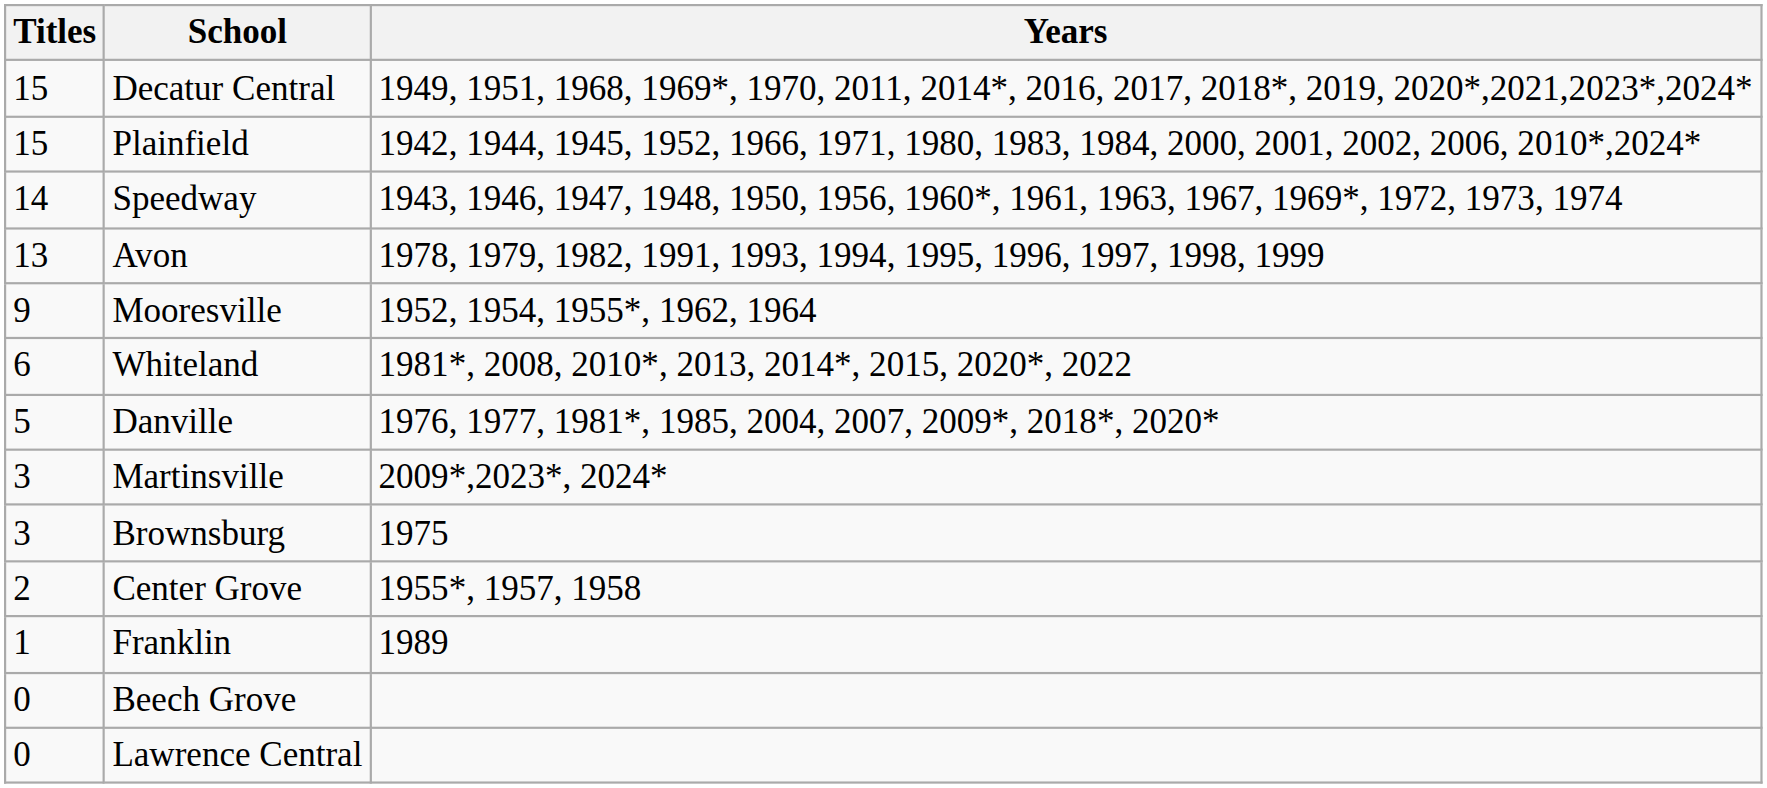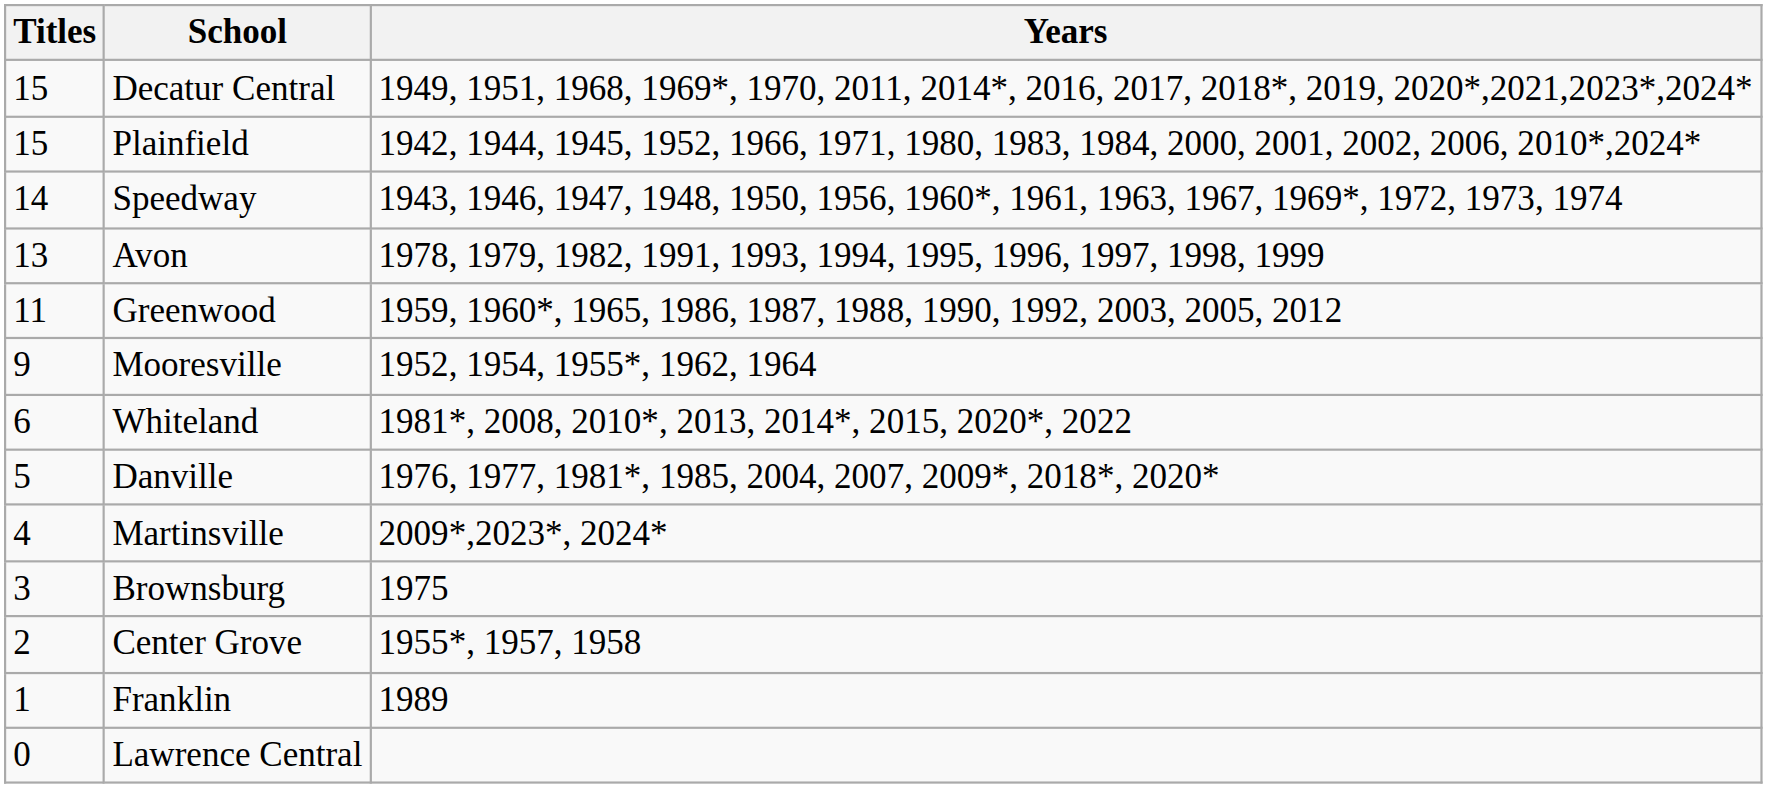+ row: (194, 310)
(22, 476) 3 -> (22, 532) 4
- row: (204, 699)
